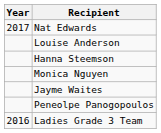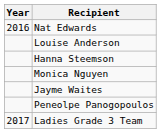(18, 28) 2017 -> (18, 28) 2016
(18, 120) 2016 -> (18, 120) 2017
